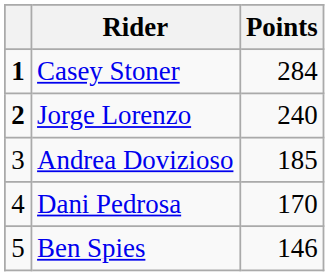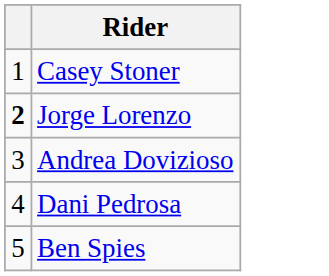- column: (282, 26)
(18, 71) bold -> (18, 71) normal
